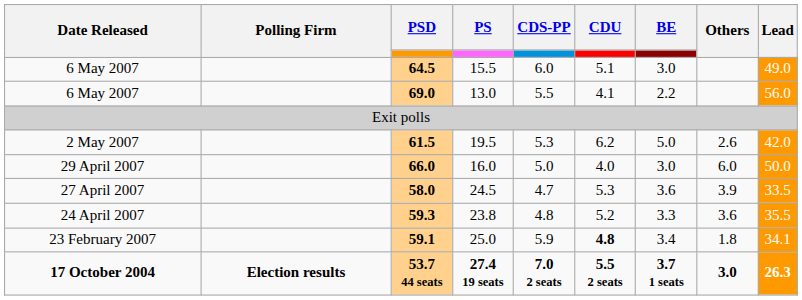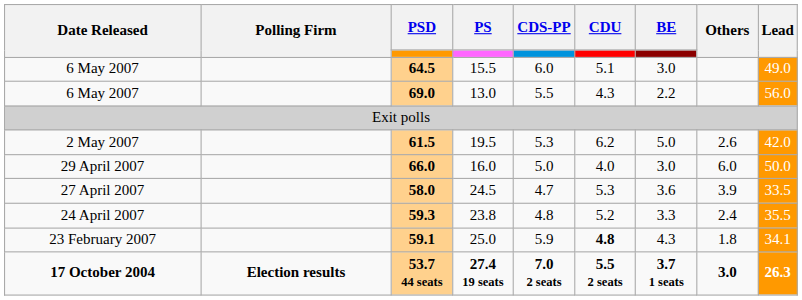(605, 93) 4.1 -> (605, 93) 4.3
(727, 215) 3.6 -> (727, 215) 2.4
(666, 239) 3.4 -> (666, 239) 4.3
